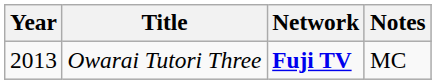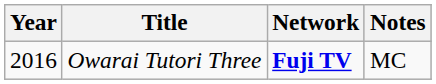(33, 60) 2013 -> (33, 60) 2016
